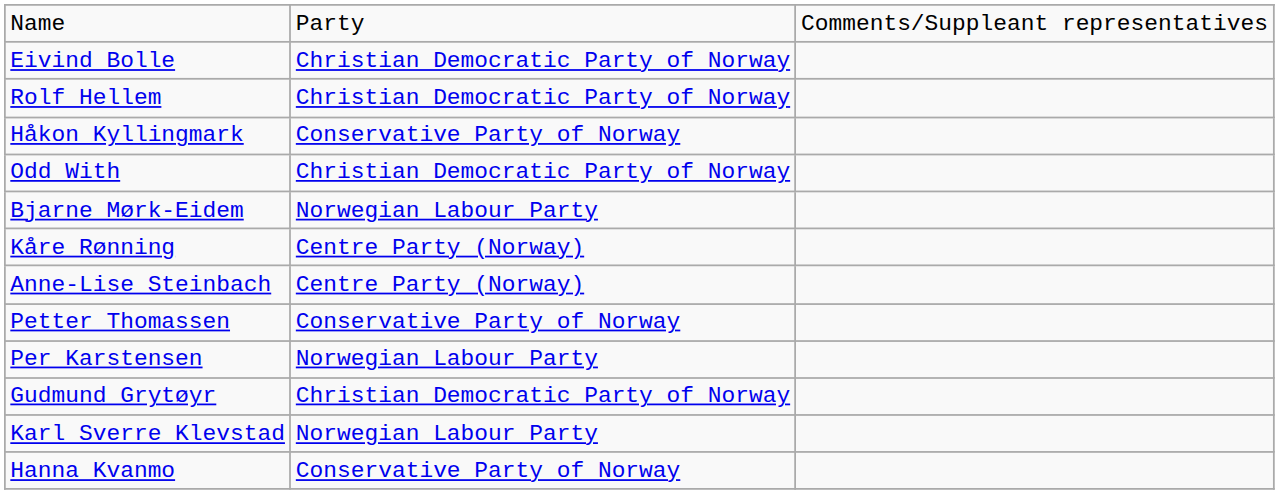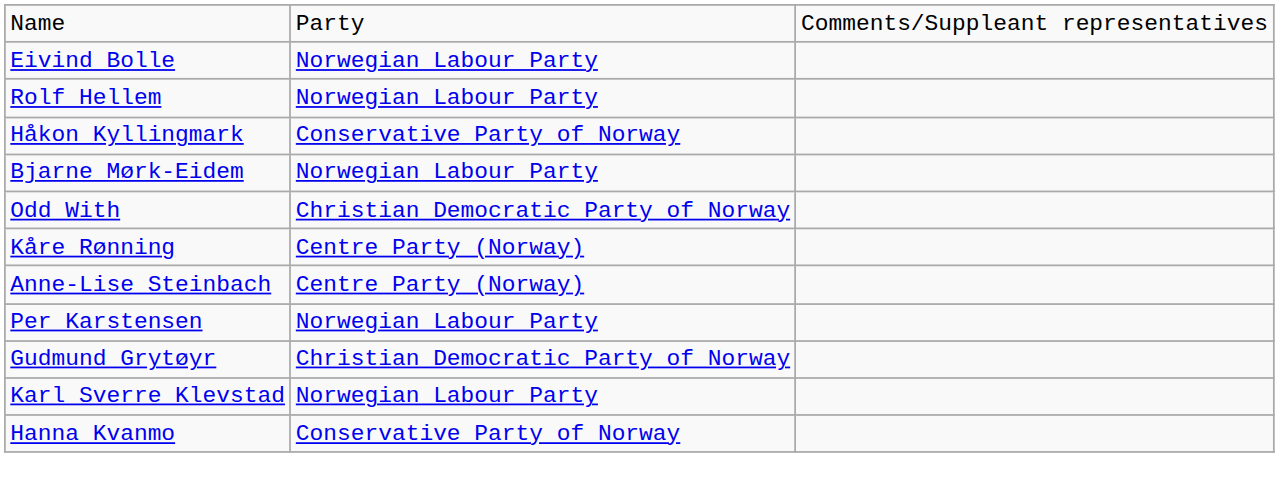(543, 61) Christian Democratic Party of Norway -> (447, 61) Norwegian Labour Party
(543, 98) Christian Democratic Party of Norway -> (447, 98) Norwegian Labour Party
rows swapped: (127, 210) <-> (65, 173)
- row: (120, 322)
